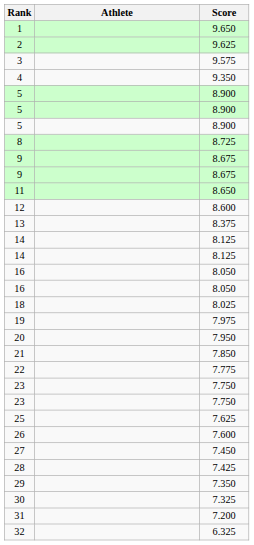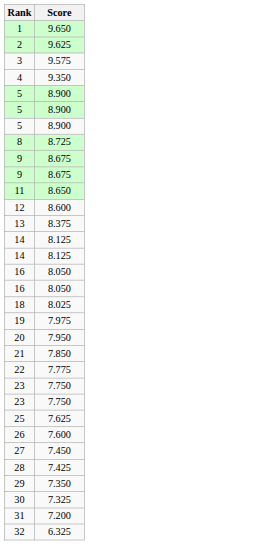- column: (117, 12)
